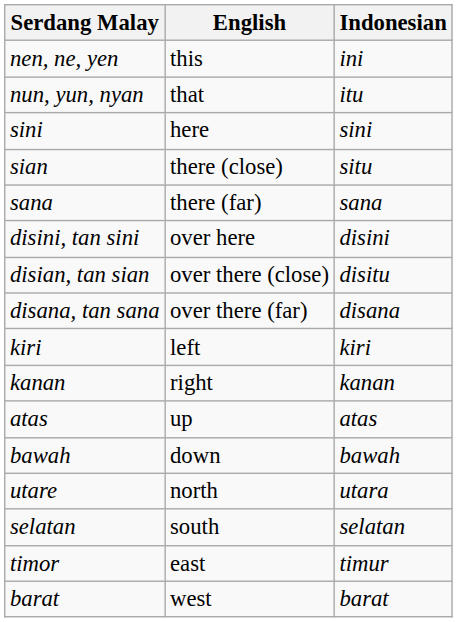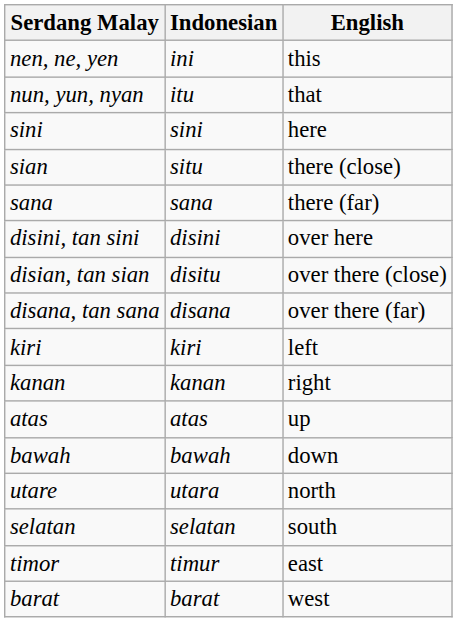columns swapped: (393, 22) <-> (249, 22)
